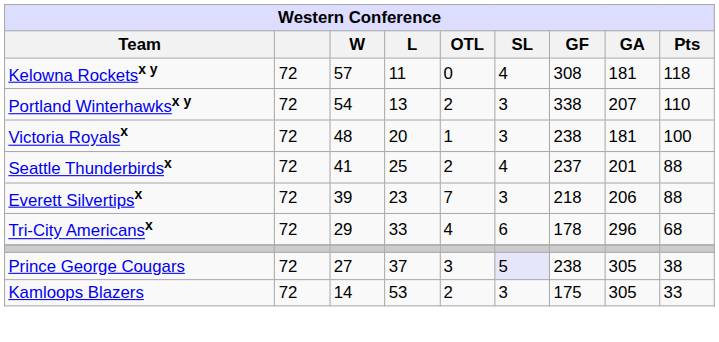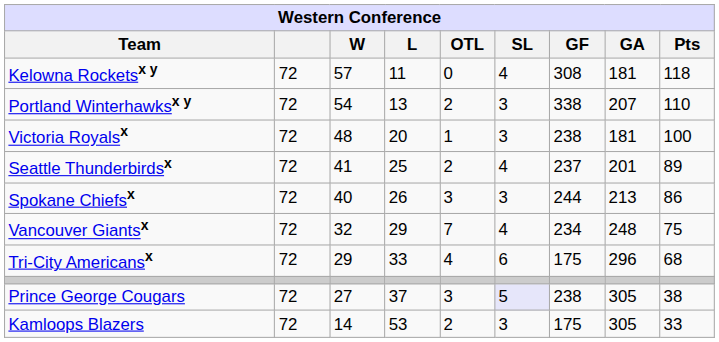(673, 166) 88 -> (673, 166) 89
- row: (75, 198)
+ row: (72, 198)
+ row: (78, 229)
(568, 229) 178 -> (568, 260) 175
